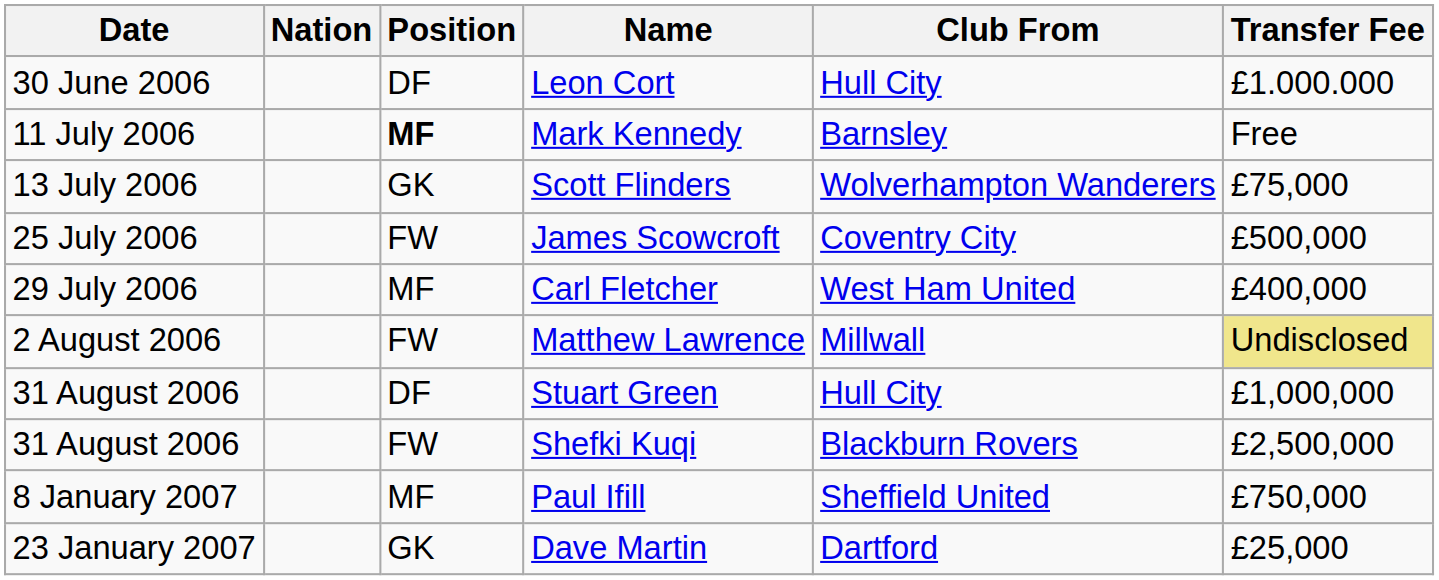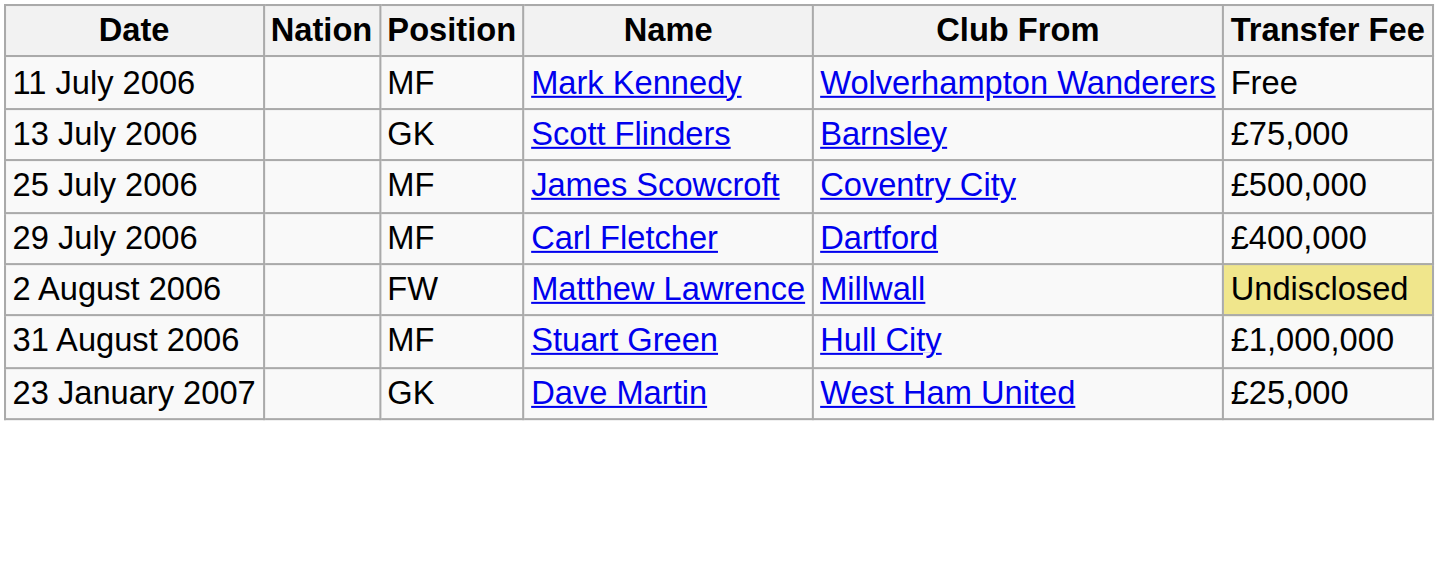- row: (603, 82)
(411, 133) bold -> (411, 82) normal
(884, 133) Barnsley -> (1018, 82) Wolverhampton Wanderers
(1018, 185) Wolverhampton Wanderers -> (884, 133) Barnsley
(413, 237) FW -> (411, 185) MF
(948, 289) West Ham United -> (879, 237) Dartford
(409, 392) DF -> (411, 340) MF
- row: (614, 444)
- row: (588, 496)
(879, 548) Dartford -> (948, 392) West Ham United
